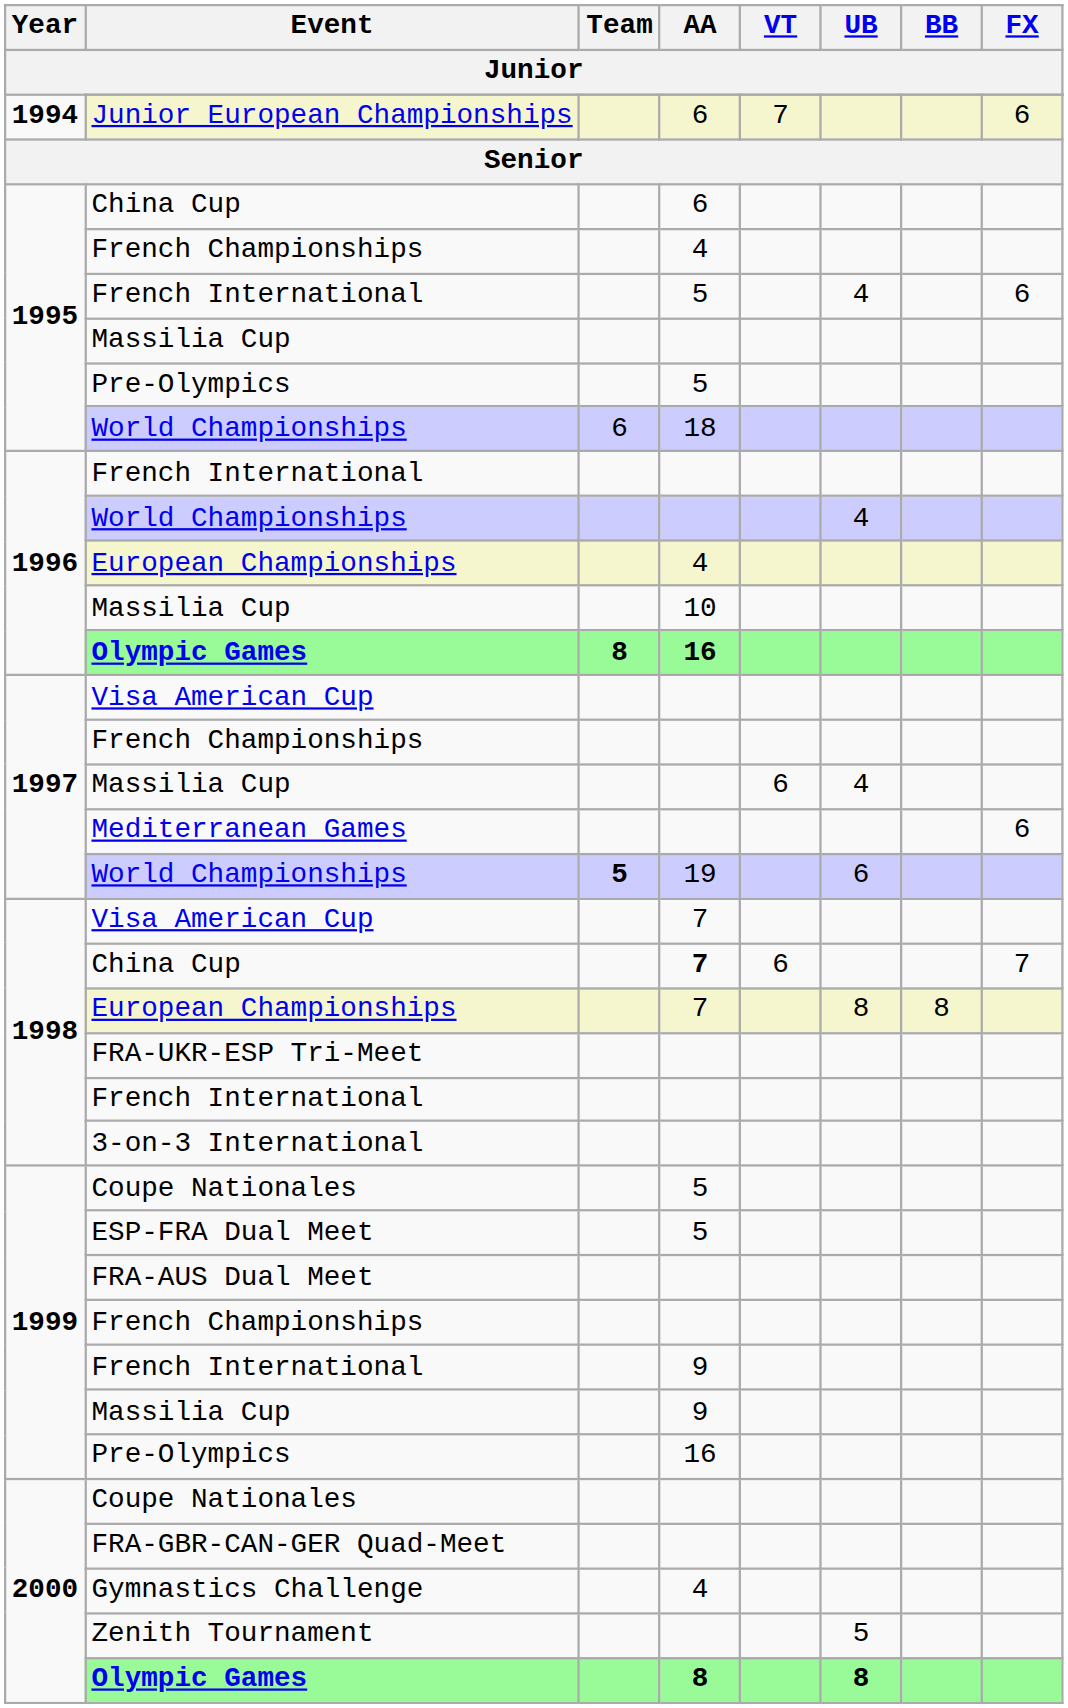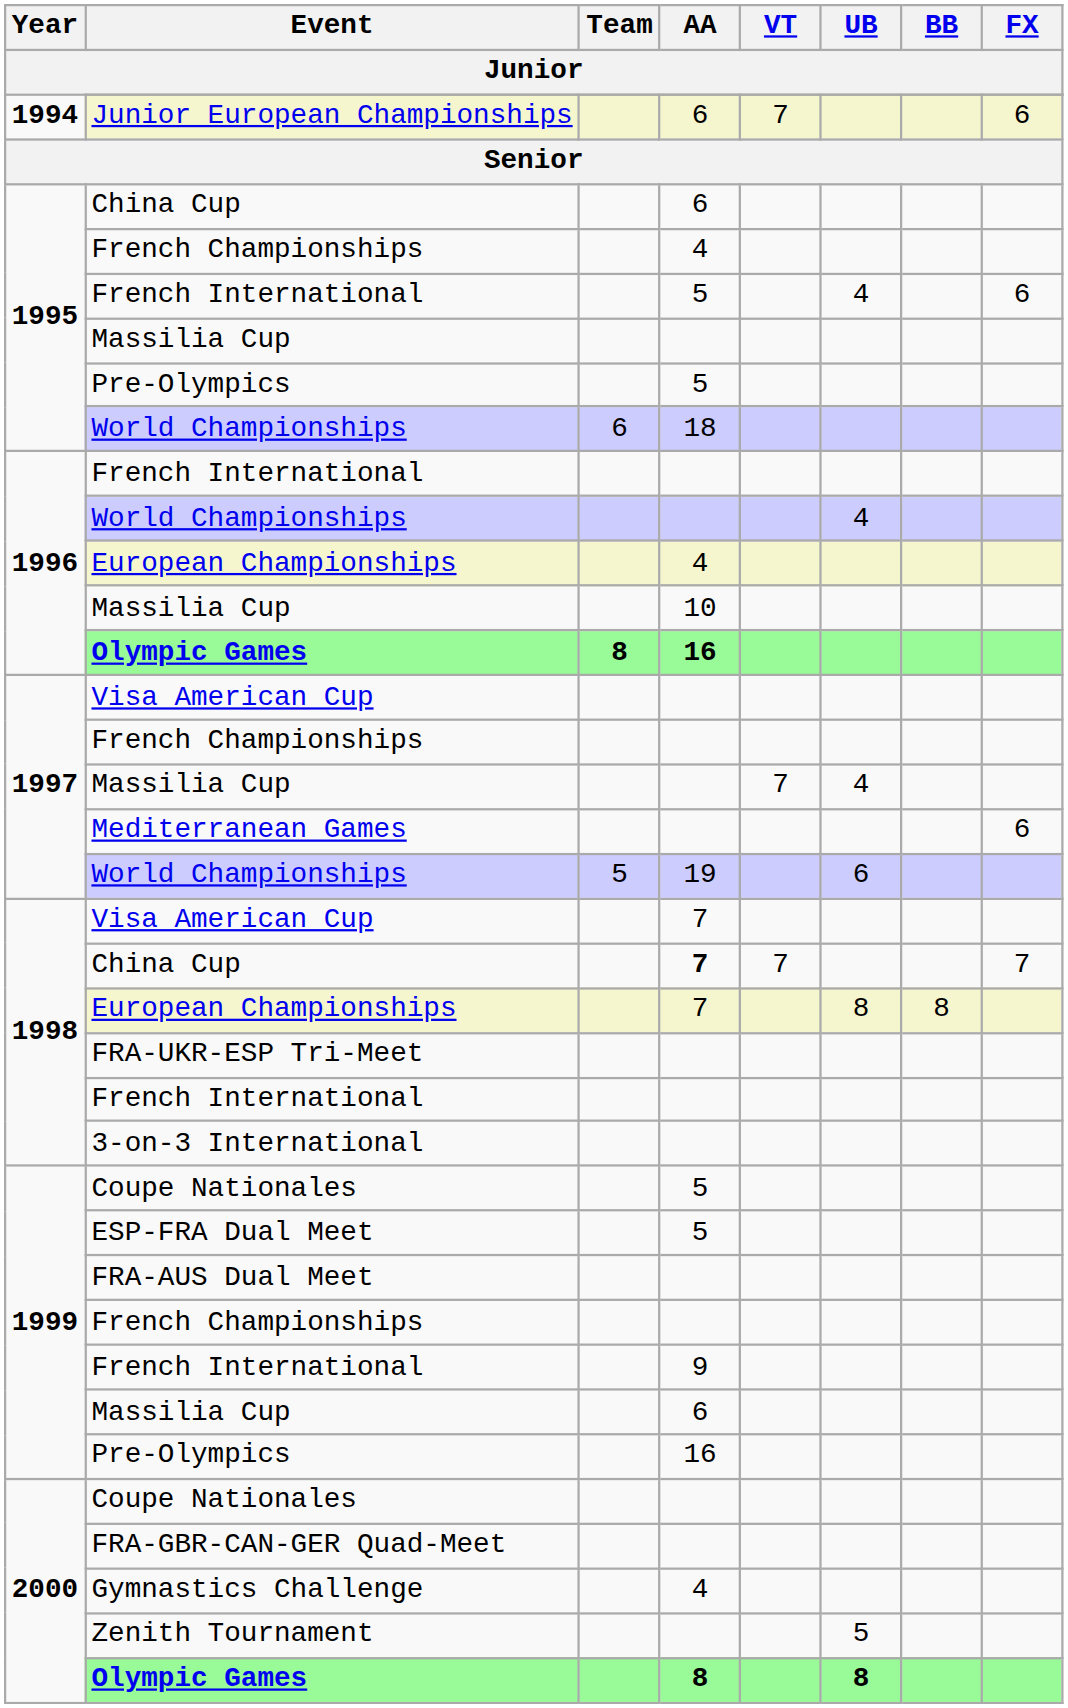(781, 787) 6 -> (781, 787) 7
(620, 876) bold -> (620, 876) normal
(781, 966) 6 -> (781, 966) 7
(700, 1412) 9 -> (700, 1412) 6
